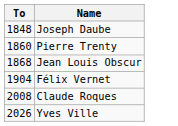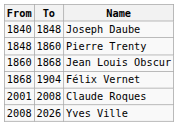+ column: (19, 13)
